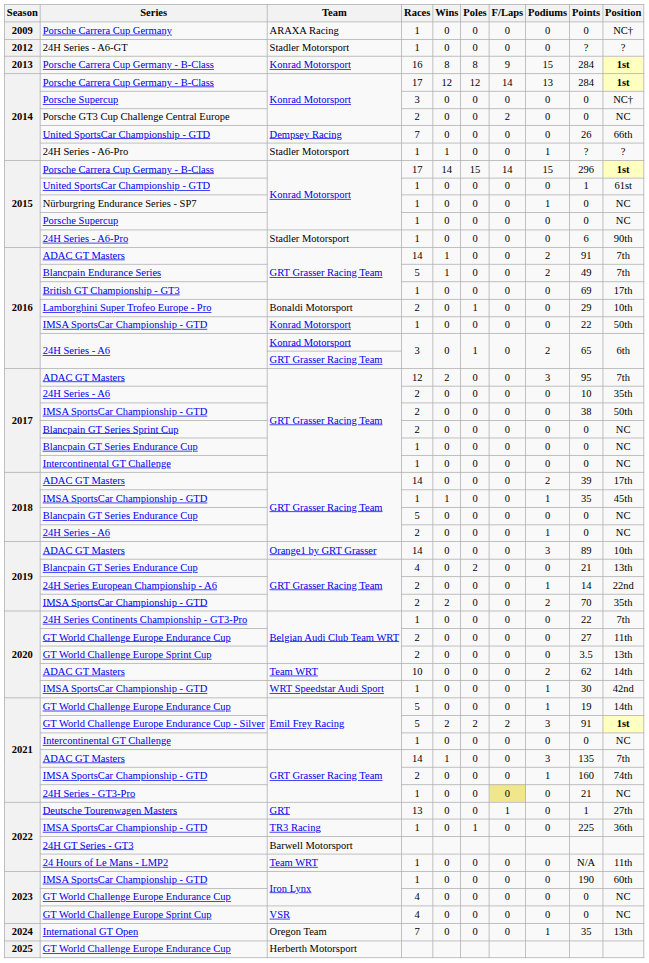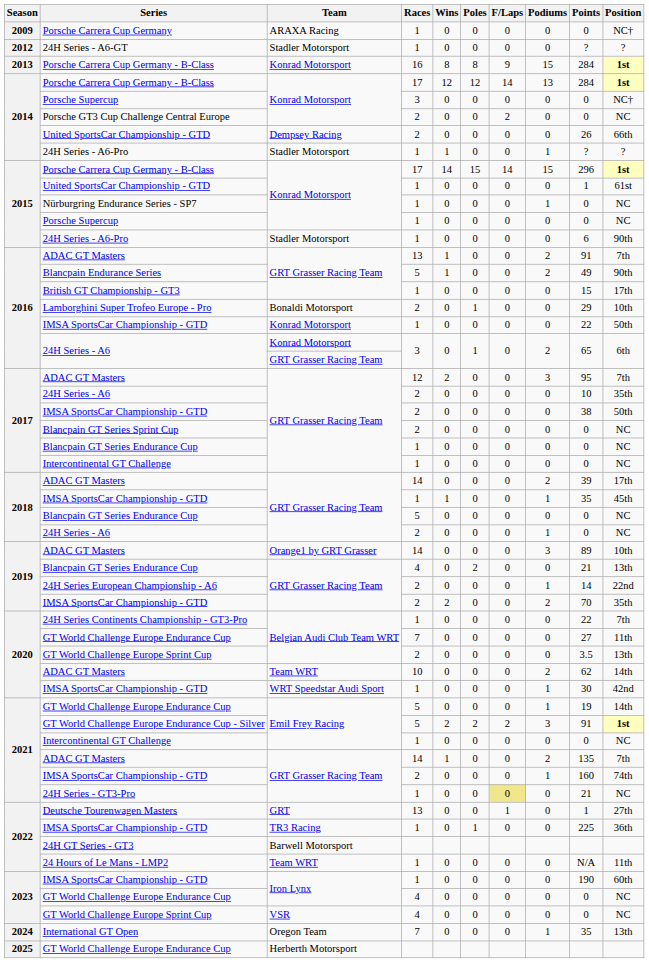(417, 134) 7 -> (417, 134) 2
(417, 256) 14 -> (417, 256) 13
(623, 273) 7th -> (623, 273) 90th
(586, 290) 69 -> (586, 290) 15
(417, 637) 2 -> (417, 637) 7
(548, 759) 3 -> (548, 759) 2
